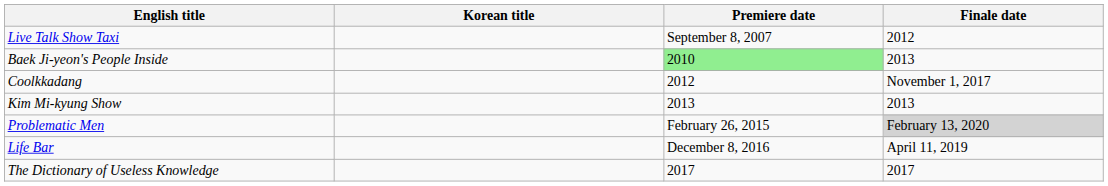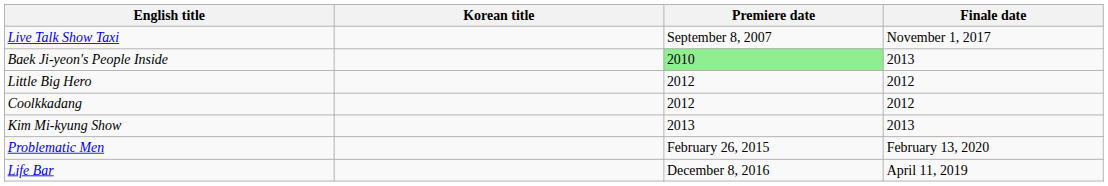(901, 37) 2012 -> (939, 37) November 1, 2017
+ row: (50, 81)
(939, 81) November 1, 2017 -> (901, 103) 2012
(938, 125) lightgrey background -> (938, 147) no background
- row: (113, 170)
